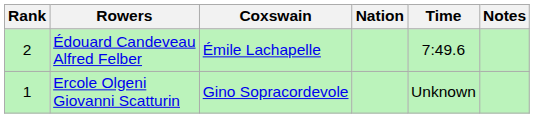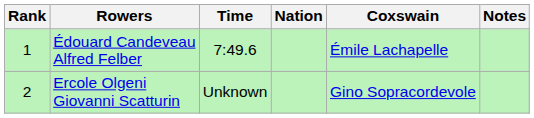columns swapped: (276, 16) <-> (443, 16)
(27, 50) 2 -> (27, 50) 1
(27, 92) 1 -> (27, 92) 2
